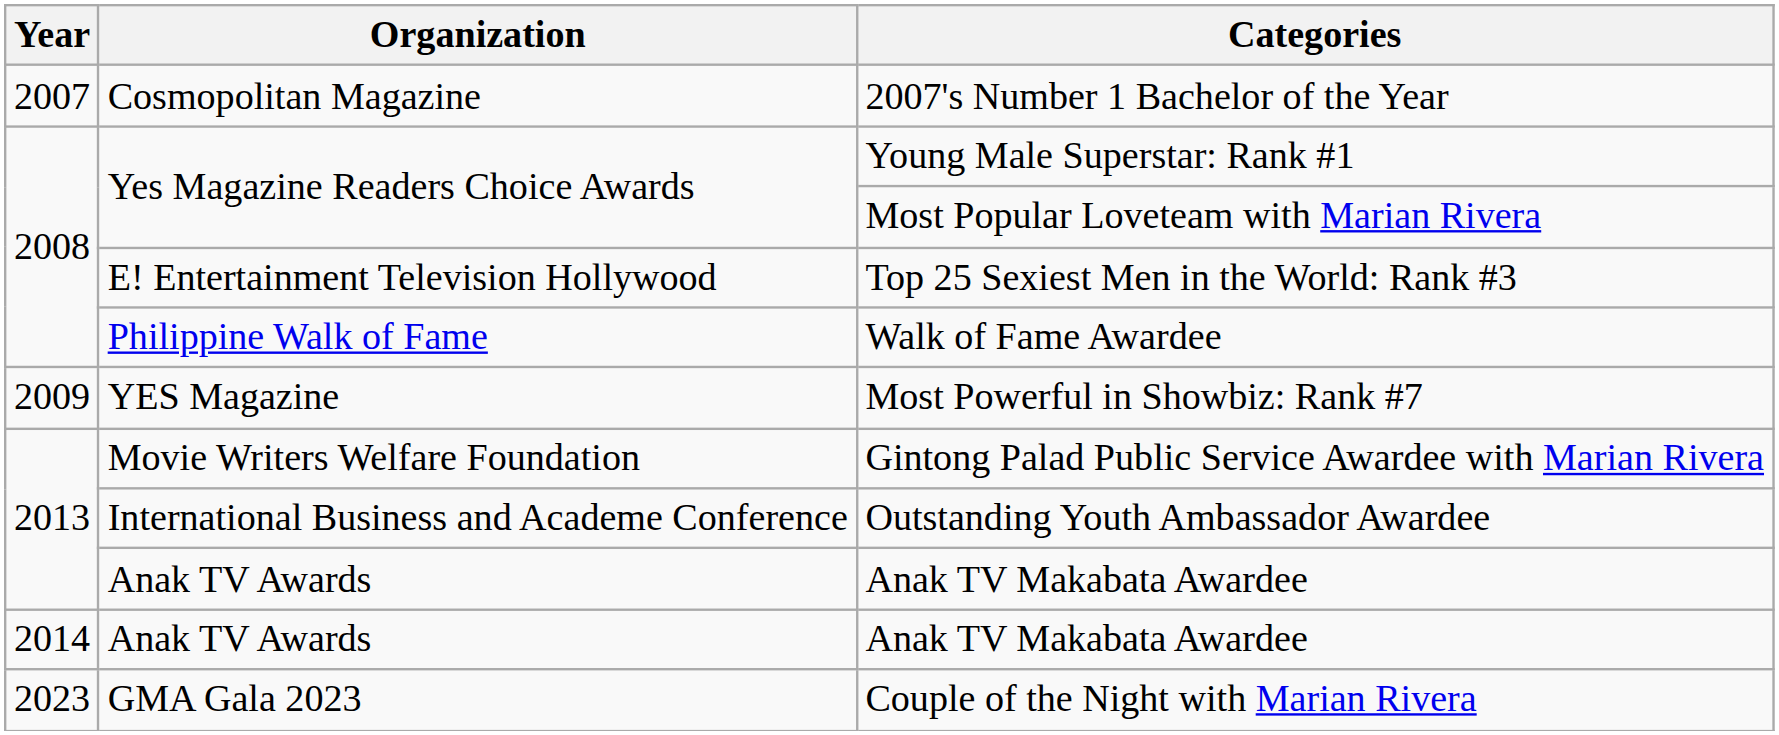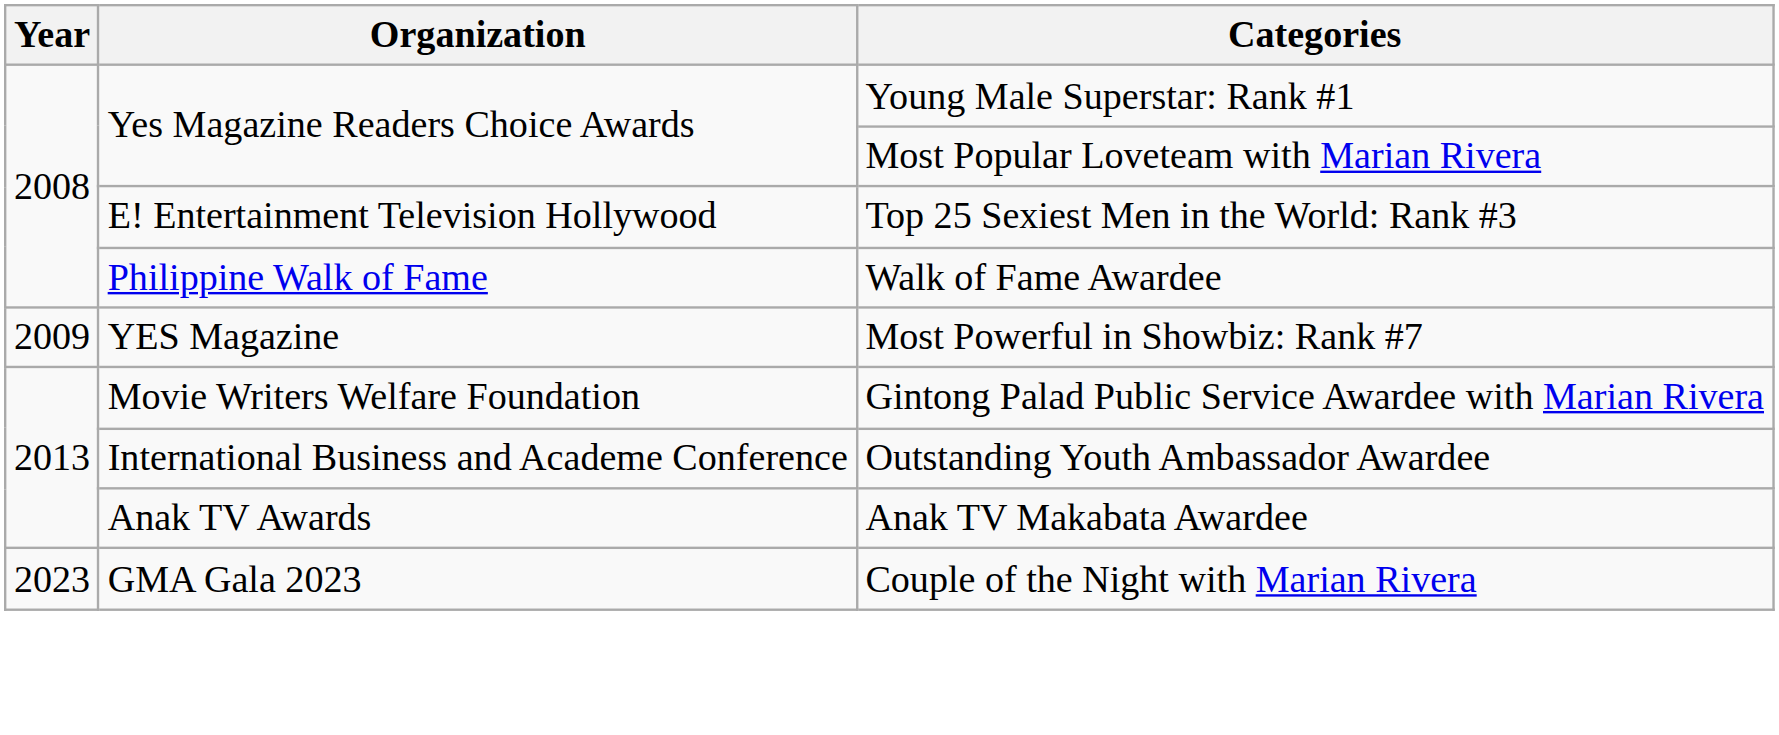- row: (52, 95)
- row: (52, 638)
